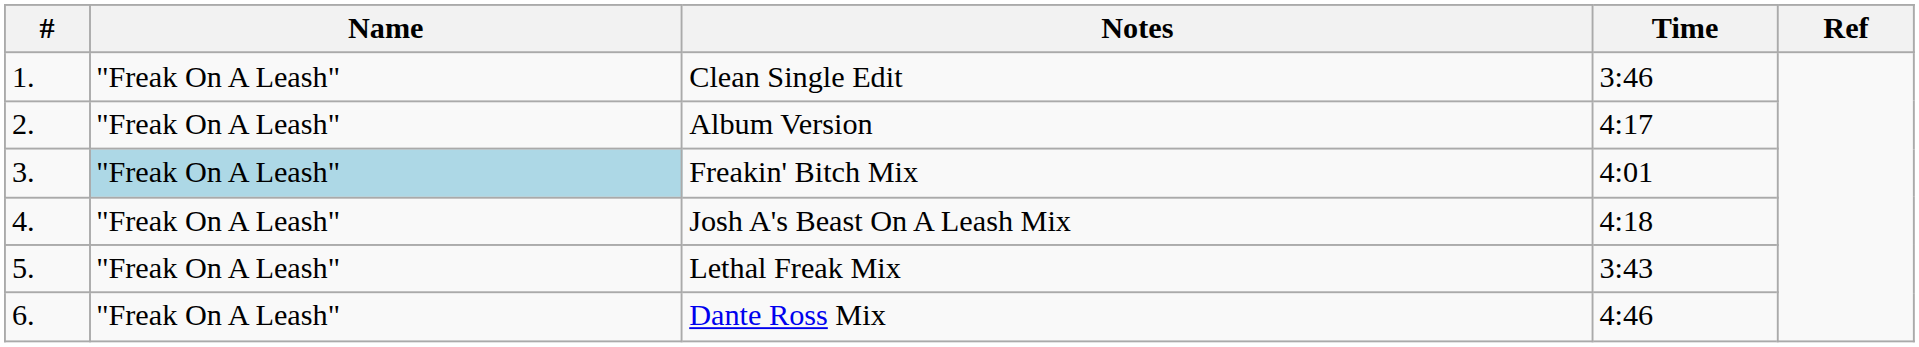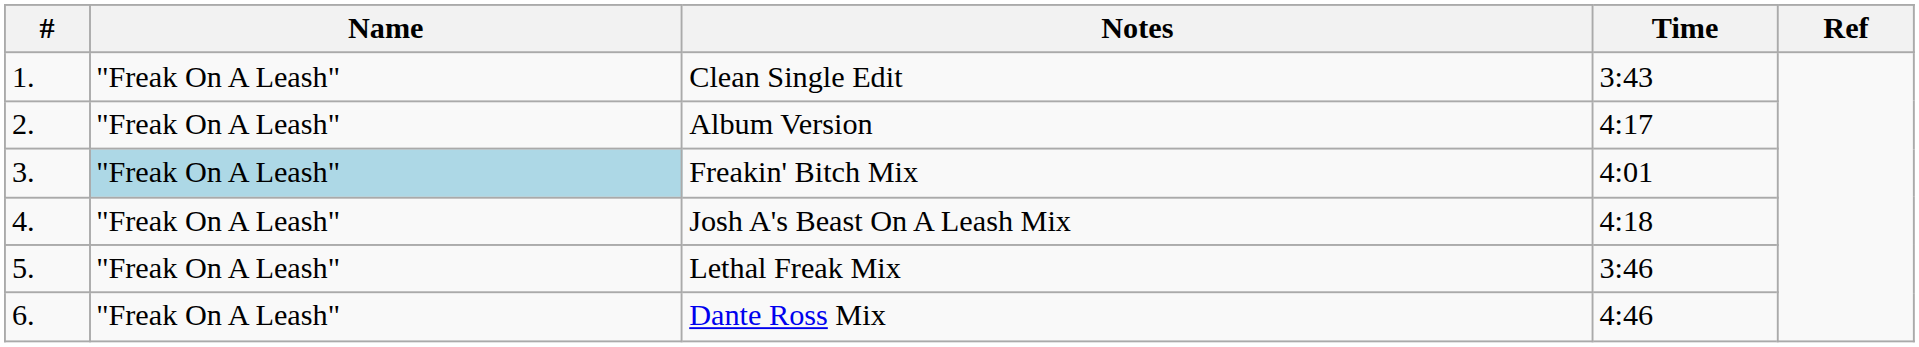(1626, 76) 3:46 -> (1626, 76) 3:43
(1626, 268) 3:43 -> (1626, 268) 3:46
